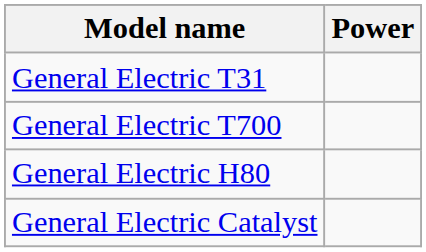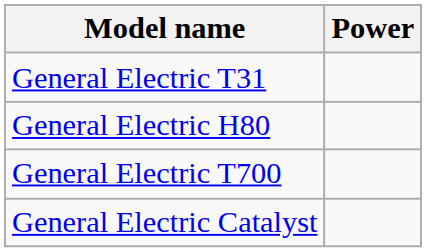rows swapped: (147, 125) <-> (141, 173)
